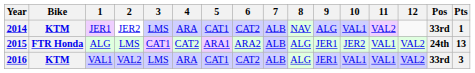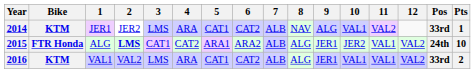(129, 44) normal -> (129, 44) bold
(461, 44) 13 -> (461, 44) 10
(461, 60) 3 -> (461, 60) 2
